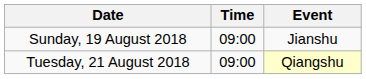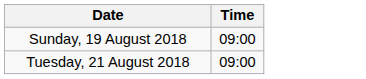- column: (312, 16)
